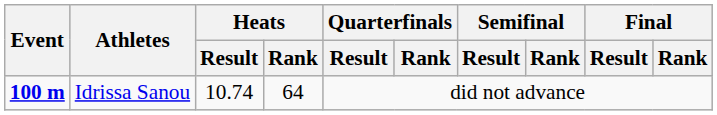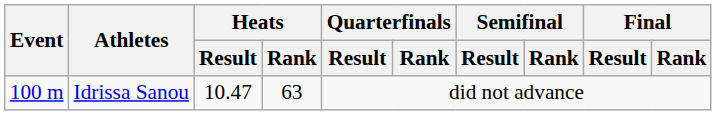(37, 92) bold -> (37, 92) normal
(229, 92) 10.74 -> (228, 92) 10.47
(293, 92) 64 -> (292, 92) 63
